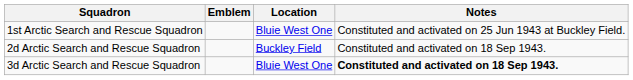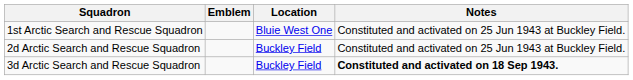(442, 48) Constituted and activated on 18 Sep 1943. -> (481, 48) Constituted and activated on 25 Jun 1943 at Buckley Field.
(294, 65) Bluie West One -> (289, 65) Buckley Field
